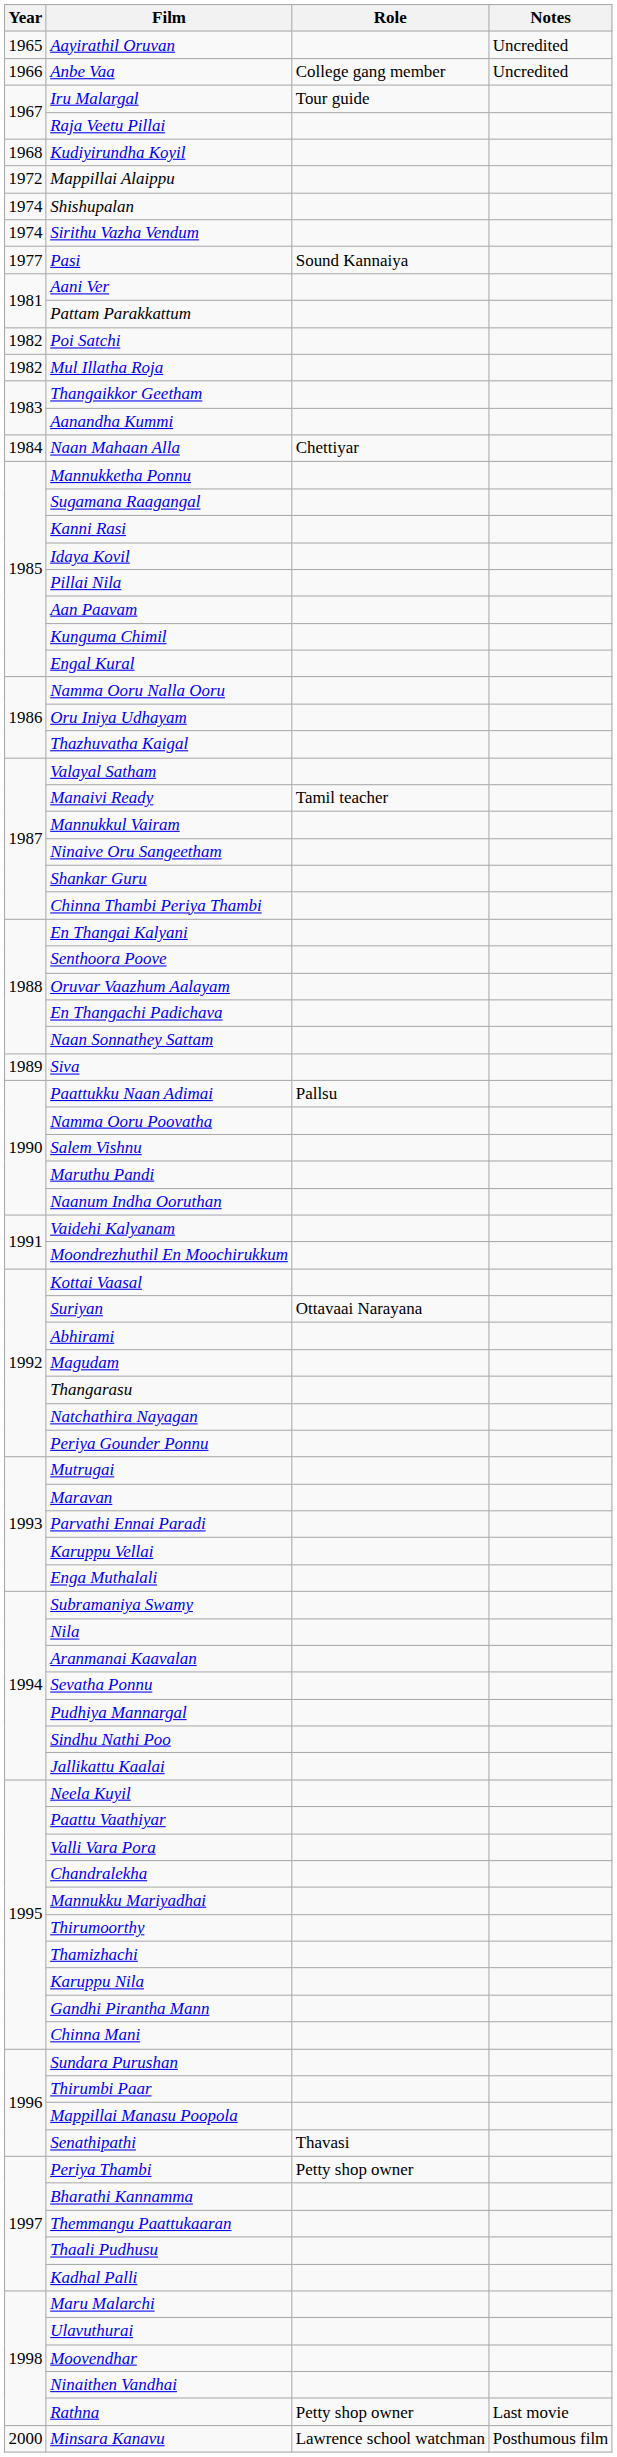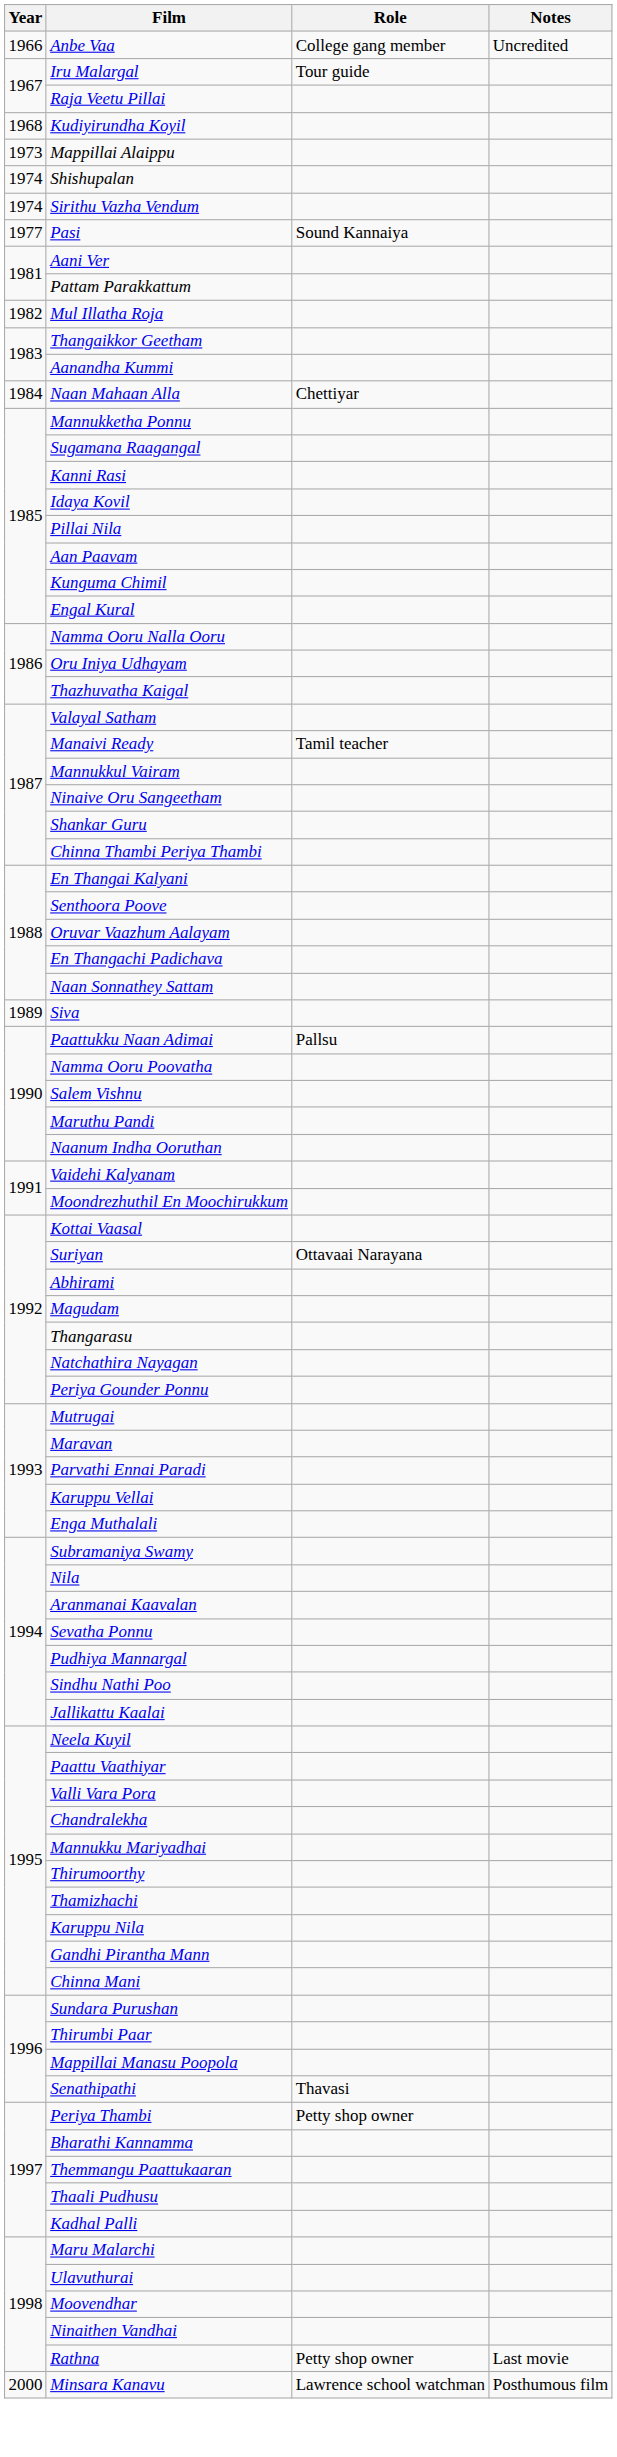- row: (113, 44)
(25, 179) 1972 -> (25, 152) 1973
- row: (85, 340)
